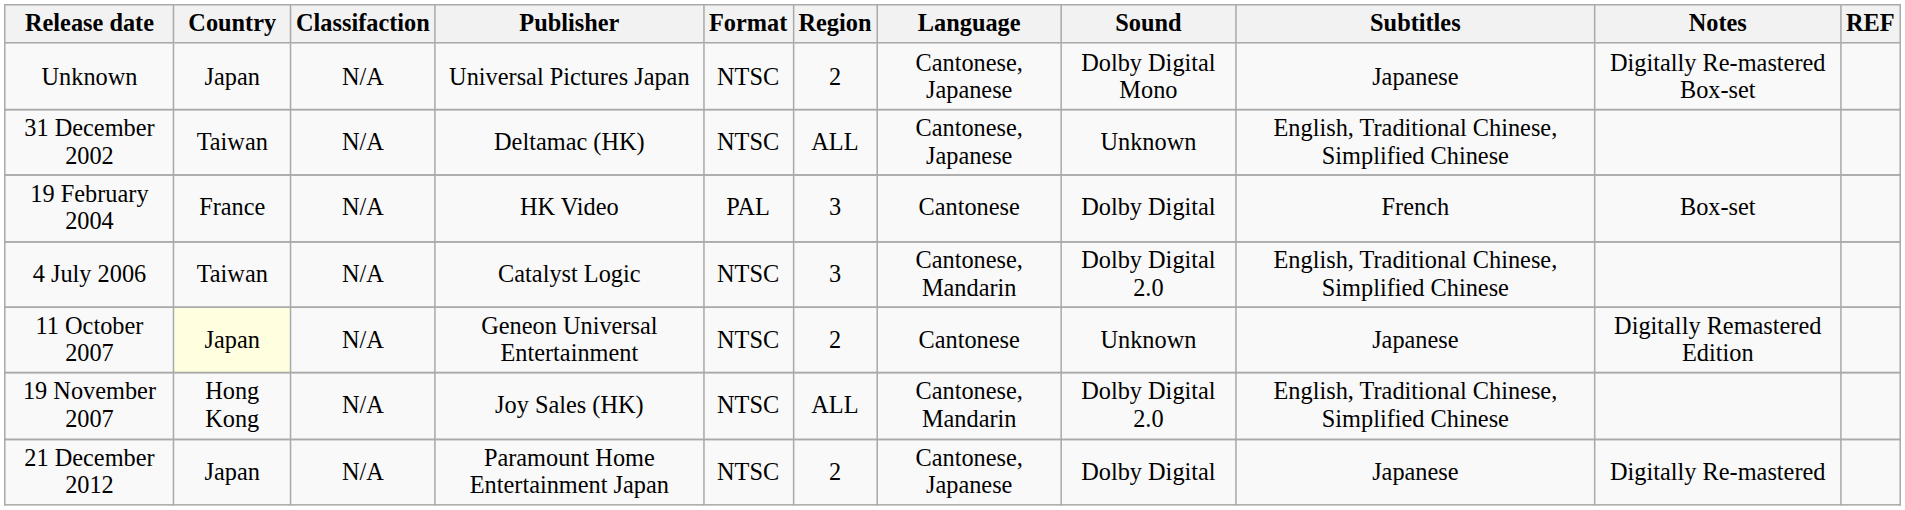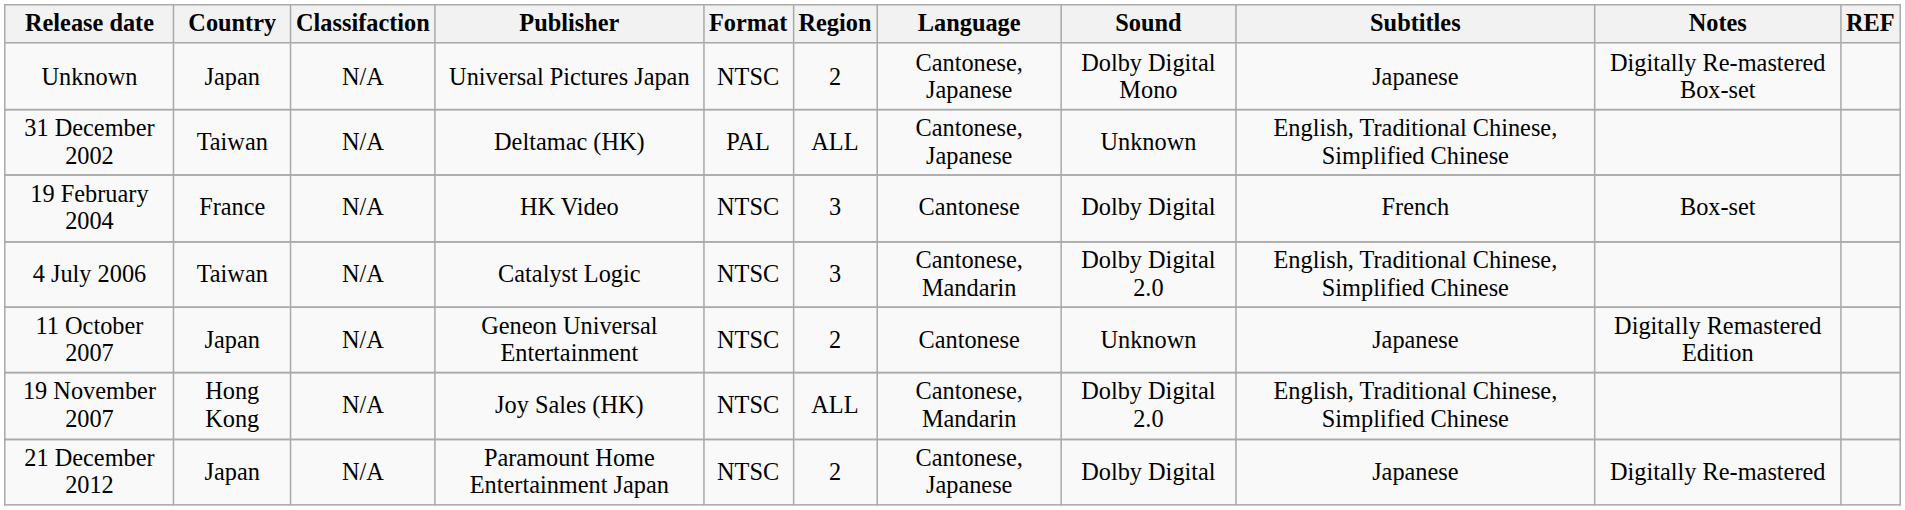(748, 141) NTSC -> (748, 141) PAL
(748, 207) PAL -> (748, 207) NTSC
(232, 339) lightyellow background -> (232, 339) no background
